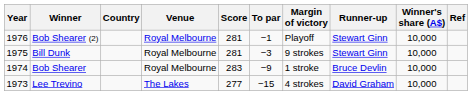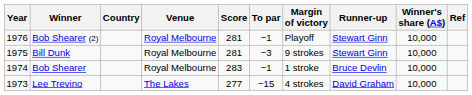(266, 68) −9 -> (266, 68) −1
